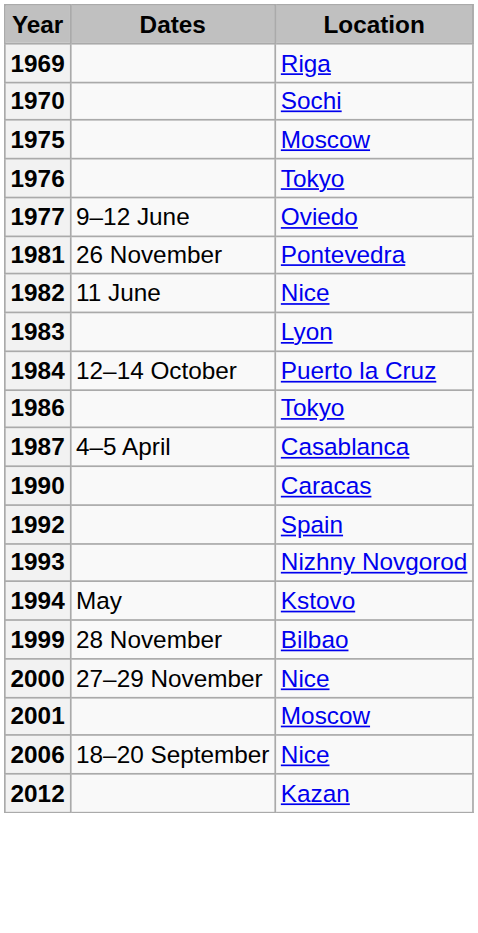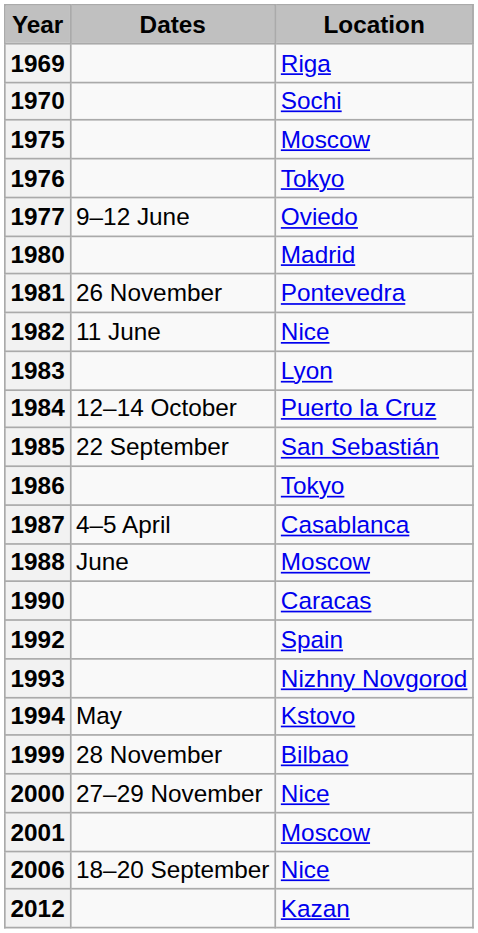+ row: (38, 255)
+ row: (38, 447)
+ row: (38, 563)
